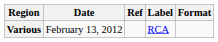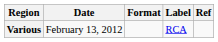columns swapped: (195, 12) <-> (135, 12)
